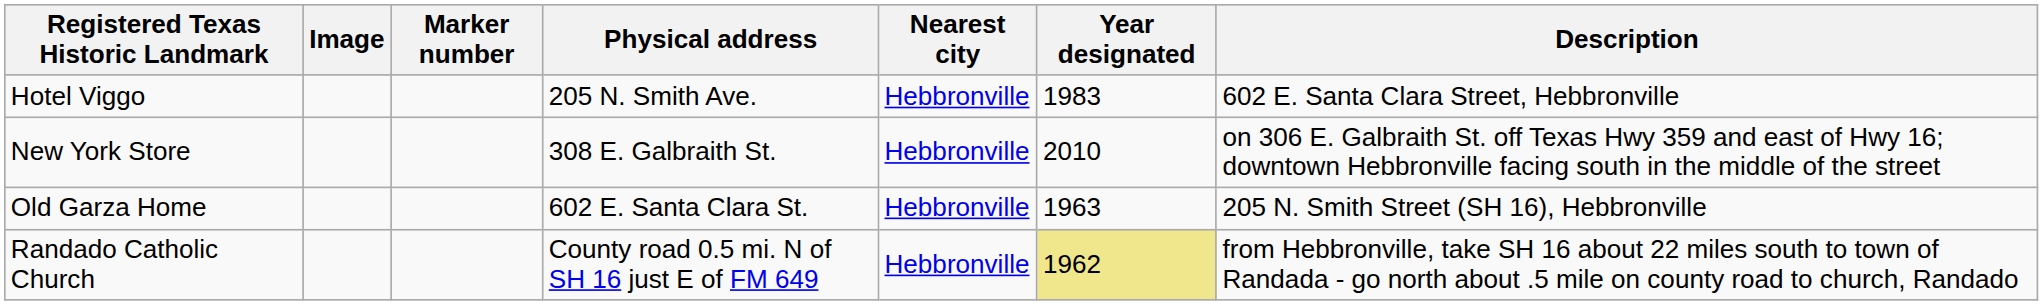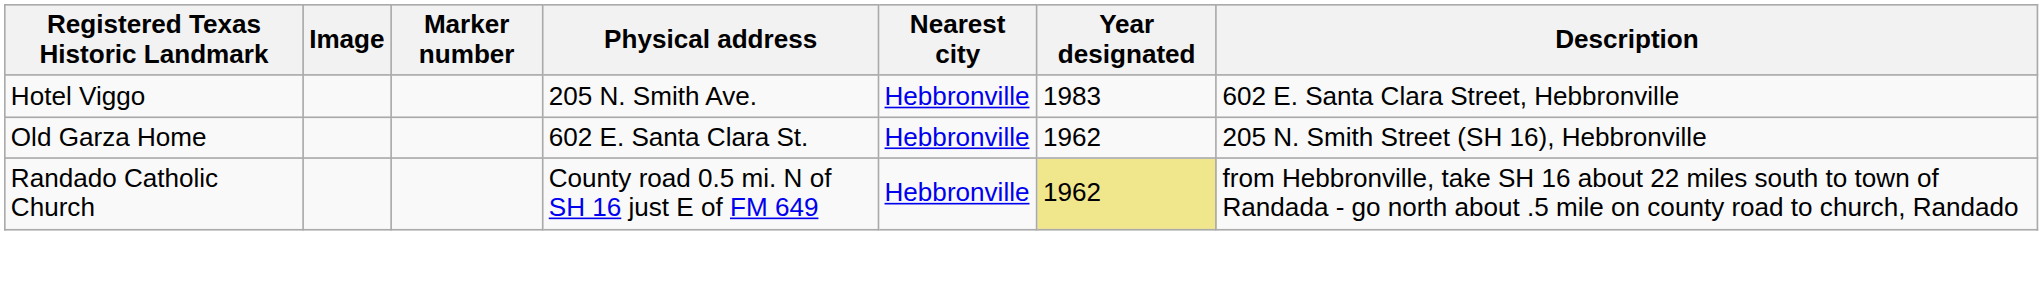- row: (101, 151)
(1072, 207) 1963 -> (1072, 137) 1962
